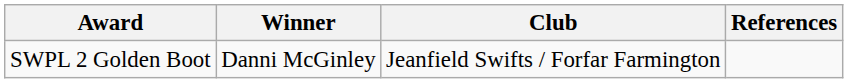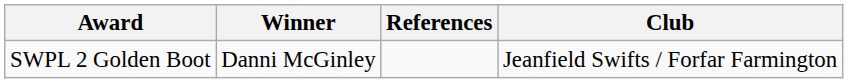columns swapped: (553, 22) <-> (784, 22)
